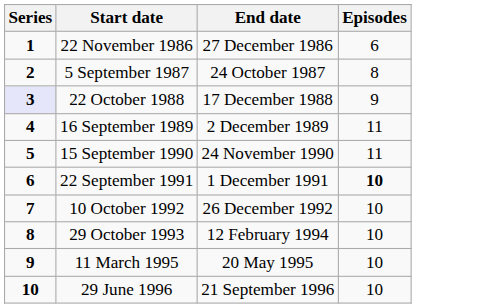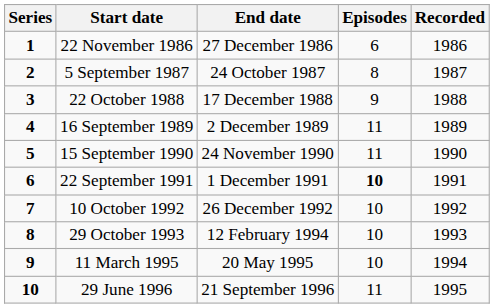+ column: (450, 18)
(30, 99) lavender background -> (30, 99) no background
(375, 289) 10 -> (375, 289) 11
